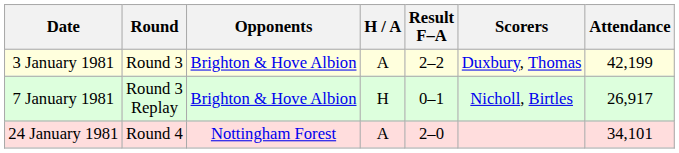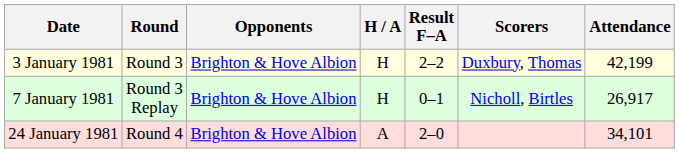(383, 62) A -> (383, 62) H
(274, 134) Nottingham Forest -> (274, 134) Brighton & Hove Albion
